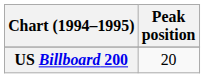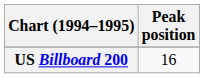(169, 60) 20 -> (169, 60) 16
